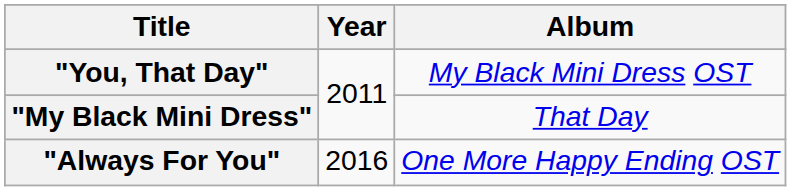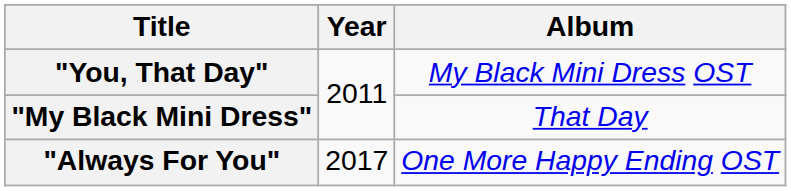(357, 161) 2016 -> (357, 161) 2017
